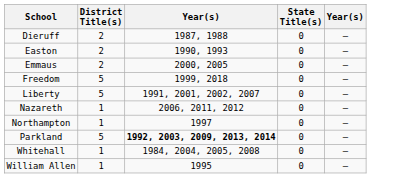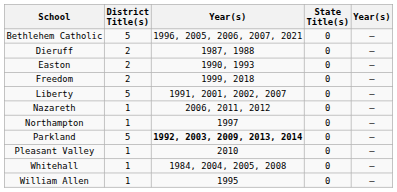+ row: (54, 36)
- row: (41, 65)
(101, 79) 5 -> (128, 79) 2
+ row: (54, 151)
